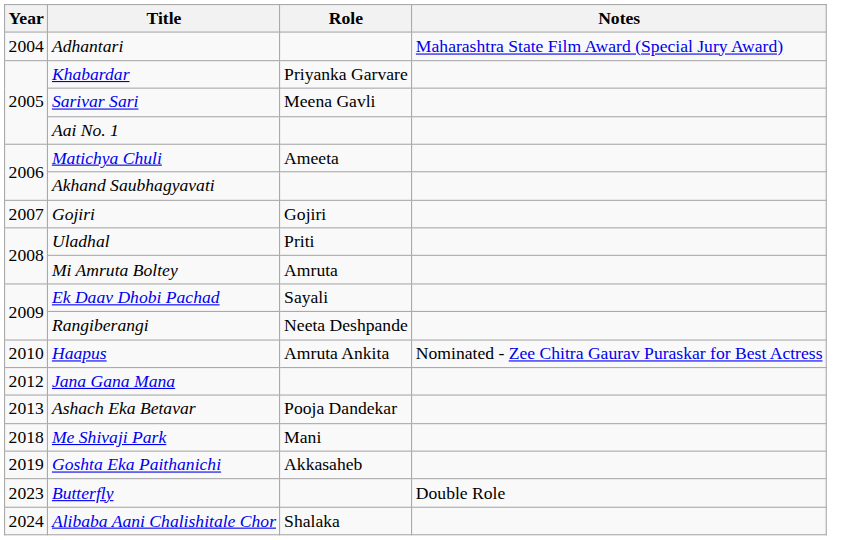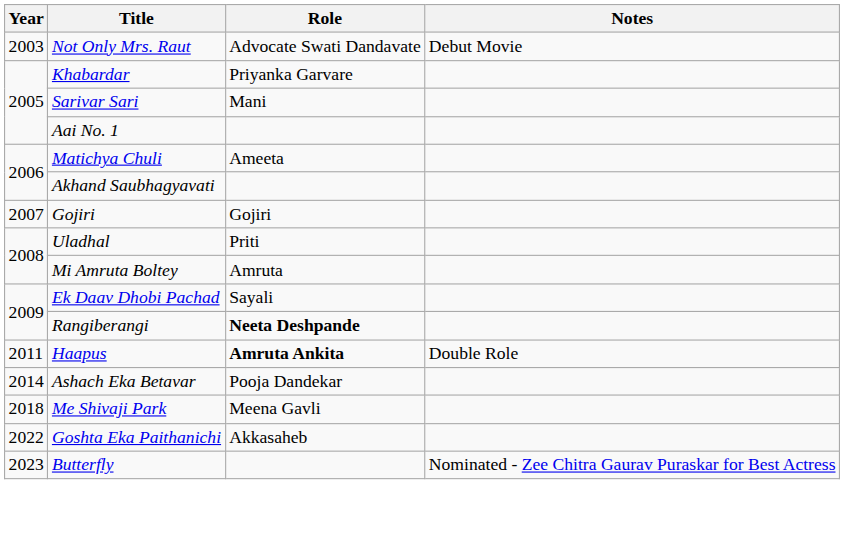+ row: (121, 46)
- row: (88, 46)
(330, 102) Meena Gavli -> (248, 102) Mani
(346, 325) normal -> (294, 325) bold
(26, 353) 2010 -> (26, 353) 2011
(337, 353) normal -> (287, 353) bold
(619, 353) Nominated - Zee Chitra Gaurav Puraskar for Best Actress -> (474, 353) Double Role
- row: (114, 381)
(26, 409) 2013 -> (26, 381) 2014
(303, 437) Mani -> (275, 409) Meena Gavli
(26, 465) 2019 -> (26, 437) 2022
(461, 492) Double Role -> (632, 465) Nominated - Zee Chitra Gaurav Puraskar for Best Actress
- row: (164, 520)
